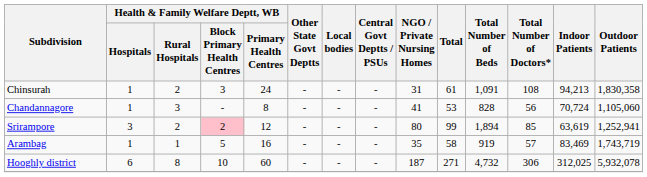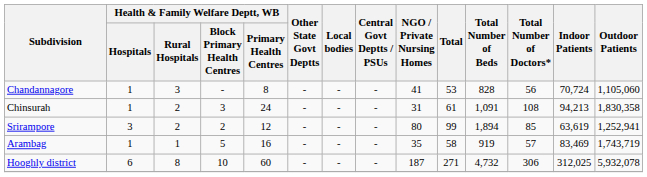rows swapped: (29, 89) <-> (40, 108)
(223, 126) pink background -> (223, 126) no background
